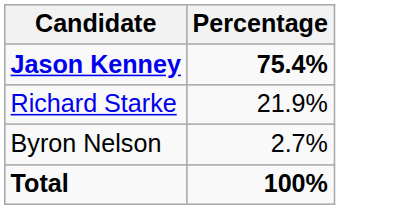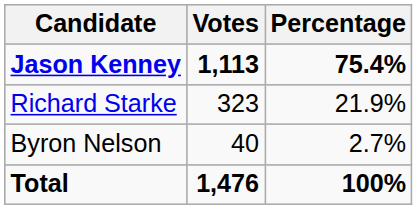+ column: (226, 24)
